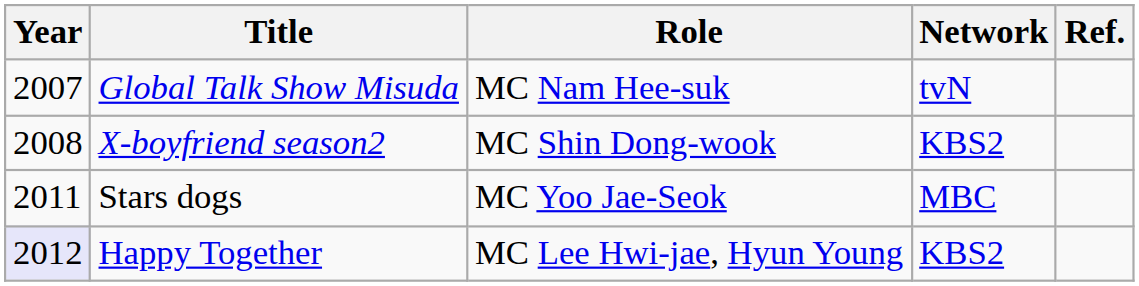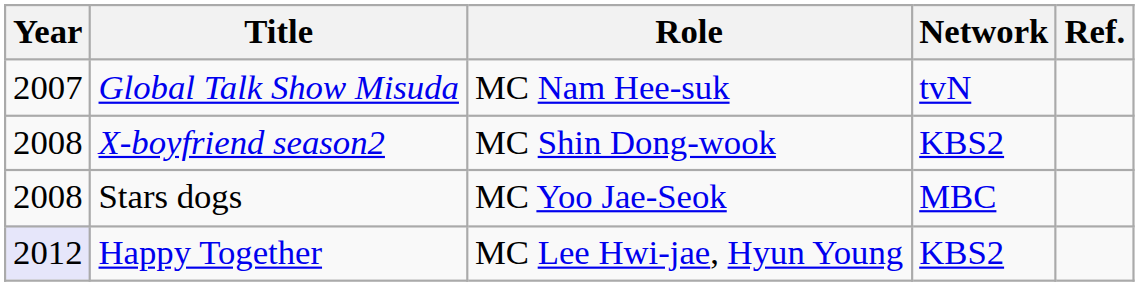(47, 197) 2011 -> (48, 197) 2008
